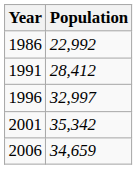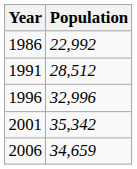(73, 71) 28,412 -> (73, 71) 28,512
(73, 97) 32,997 -> (73, 97) 32,996
